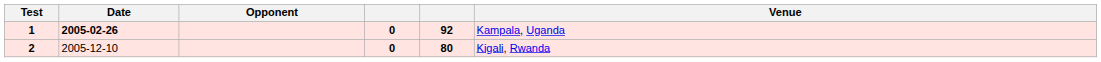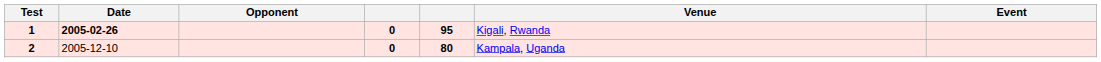+ column: (1012, 13)
(447, 30) 92 -> (447, 30) 95
(521, 30) Kampala, Uganda -> (513, 30) Kigali, Rwanda
(513, 48) Kigali, Rwanda -> (521, 48) Kampala, Uganda
